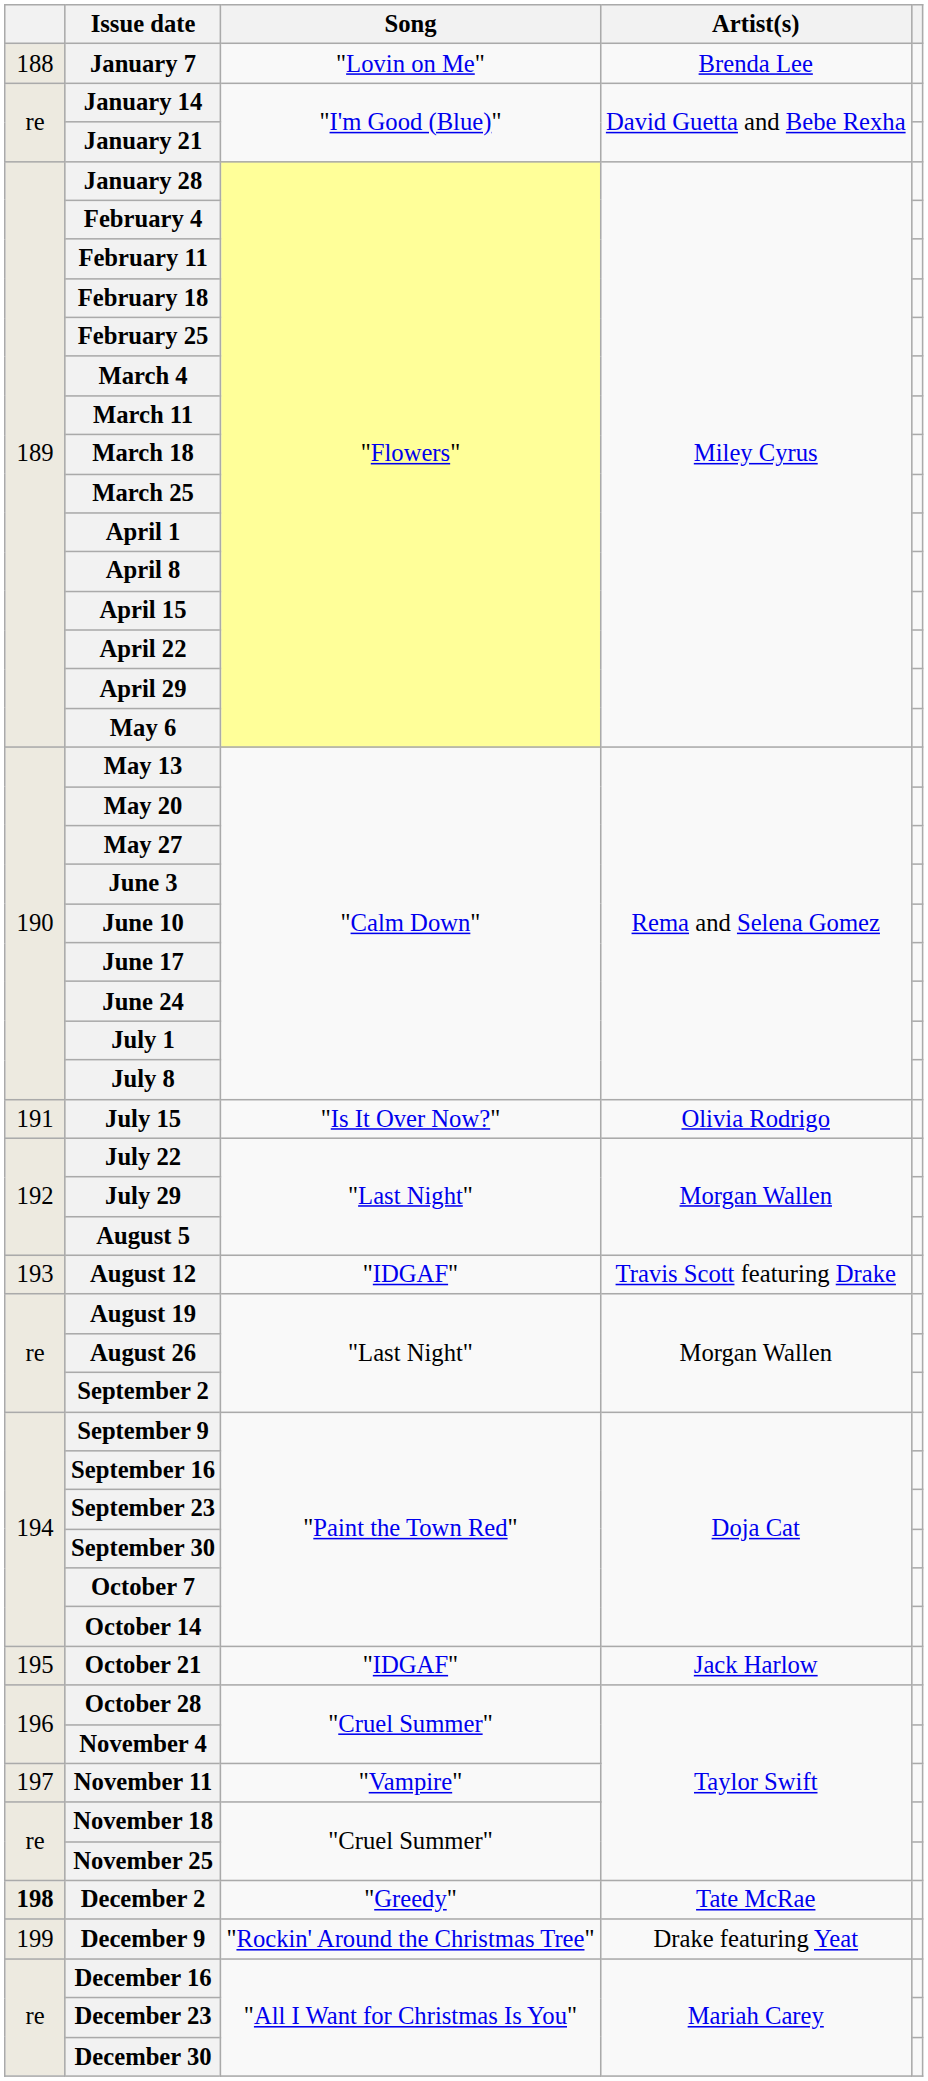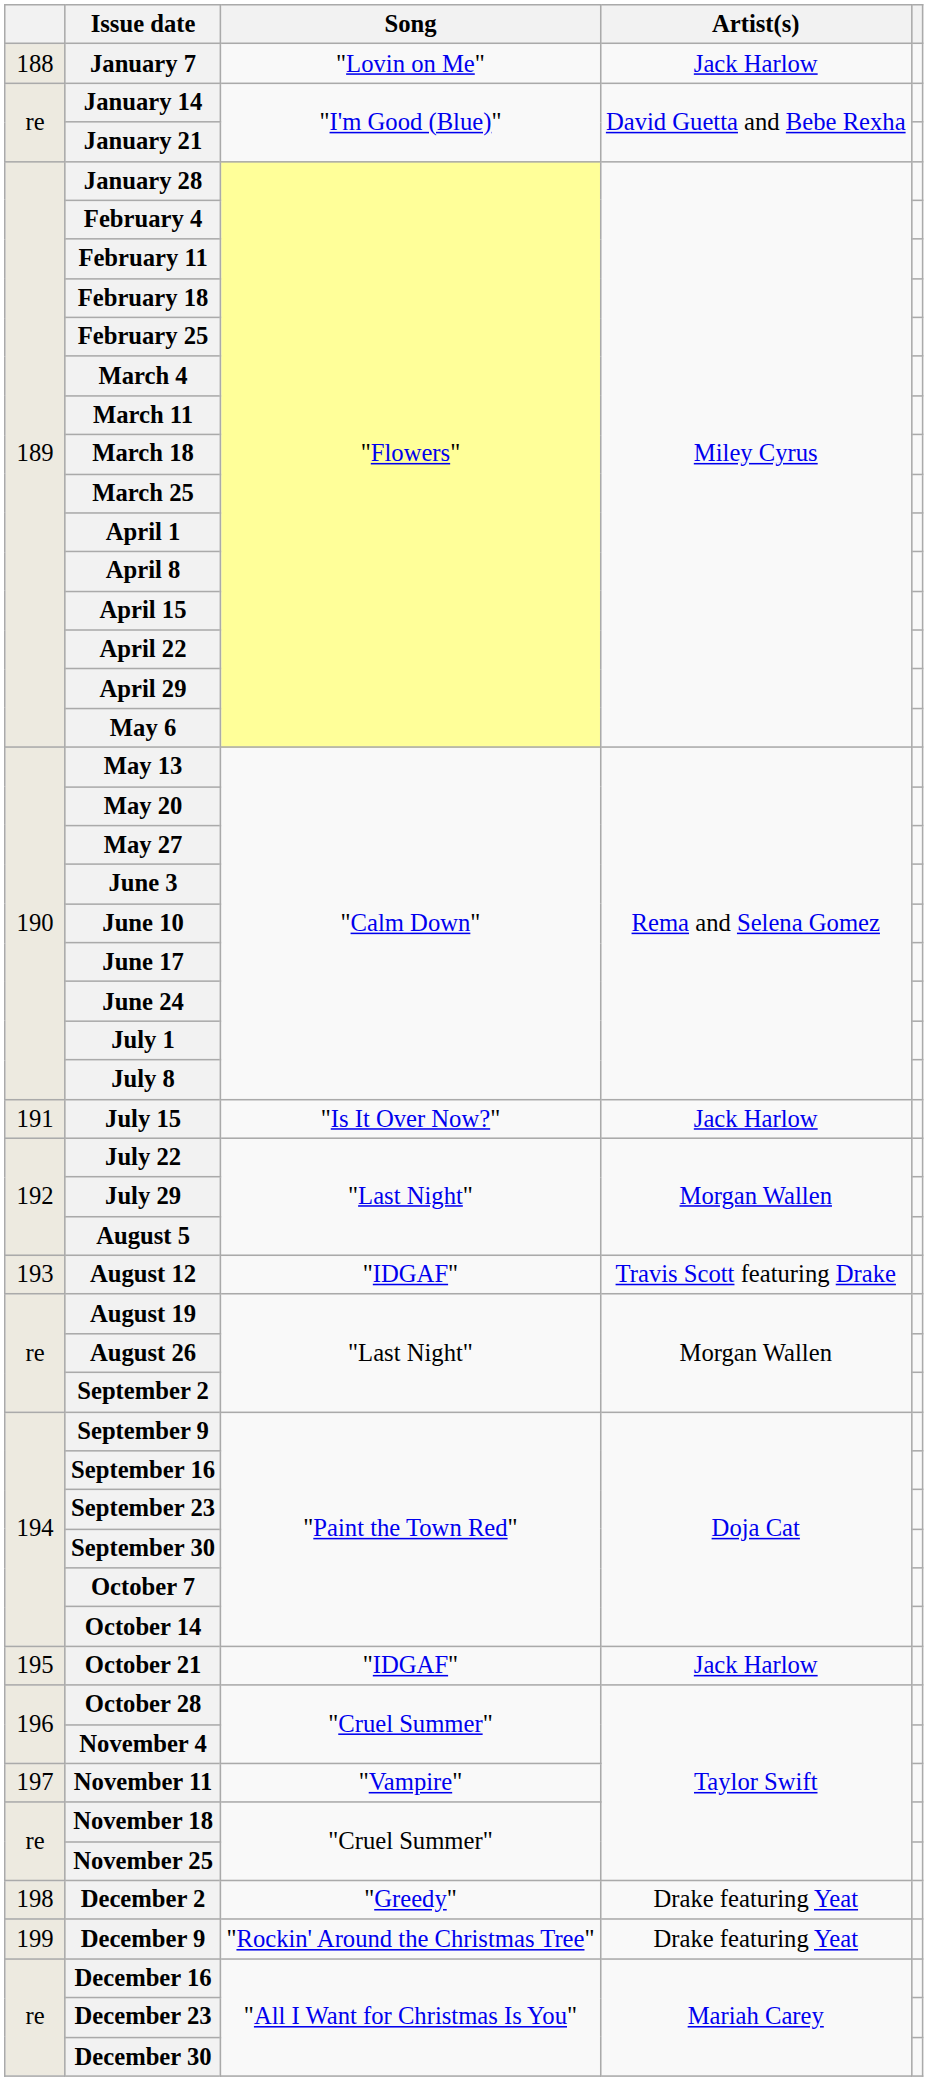(756, 63) Brenda Lee -> (756, 63) Jack Harlow
(756, 1118) Olivia Rodrigo -> (756, 1118) Jack Harlow
(35, 1899) bold -> (35, 1899) normal
(756, 1899) Tate McRae -> (756, 1899) Drake featuring Yeat
